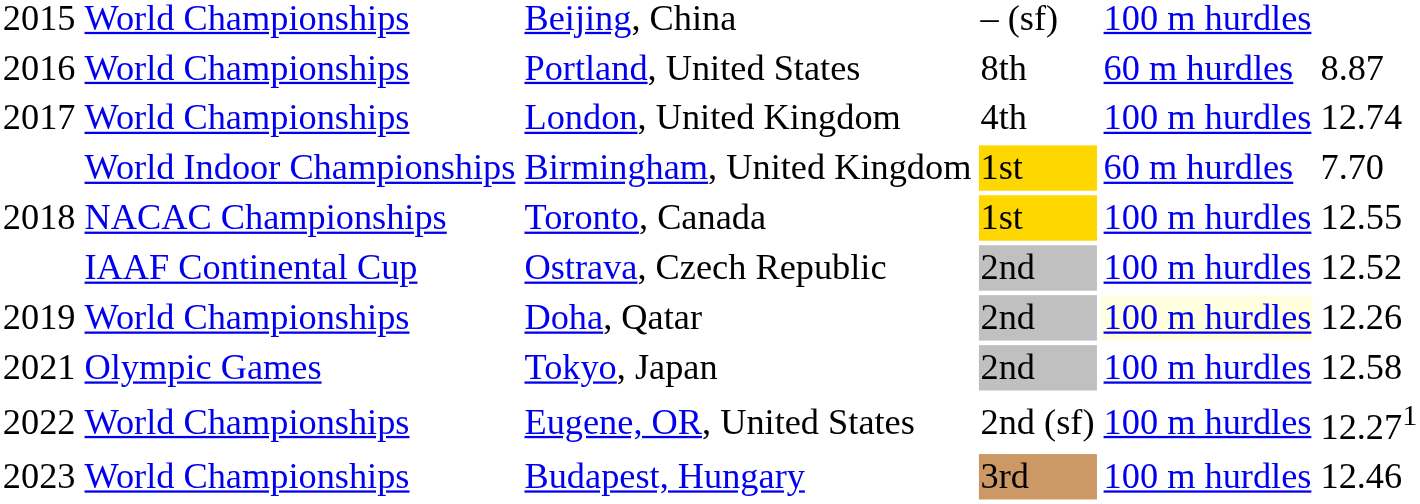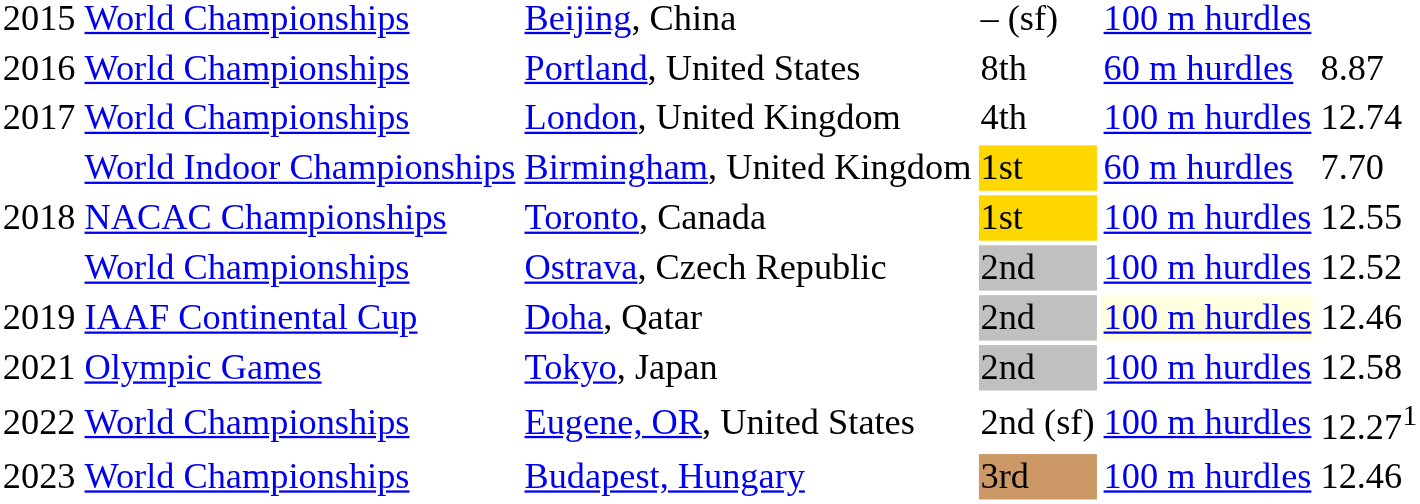(251, 267) IAAF Continental Cup -> (247, 267) World Championships
(247, 317) World Championships -> (251, 317) IAAF Continental Cup
(1361, 317) 12.26 -> (1361, 317) 12.46
